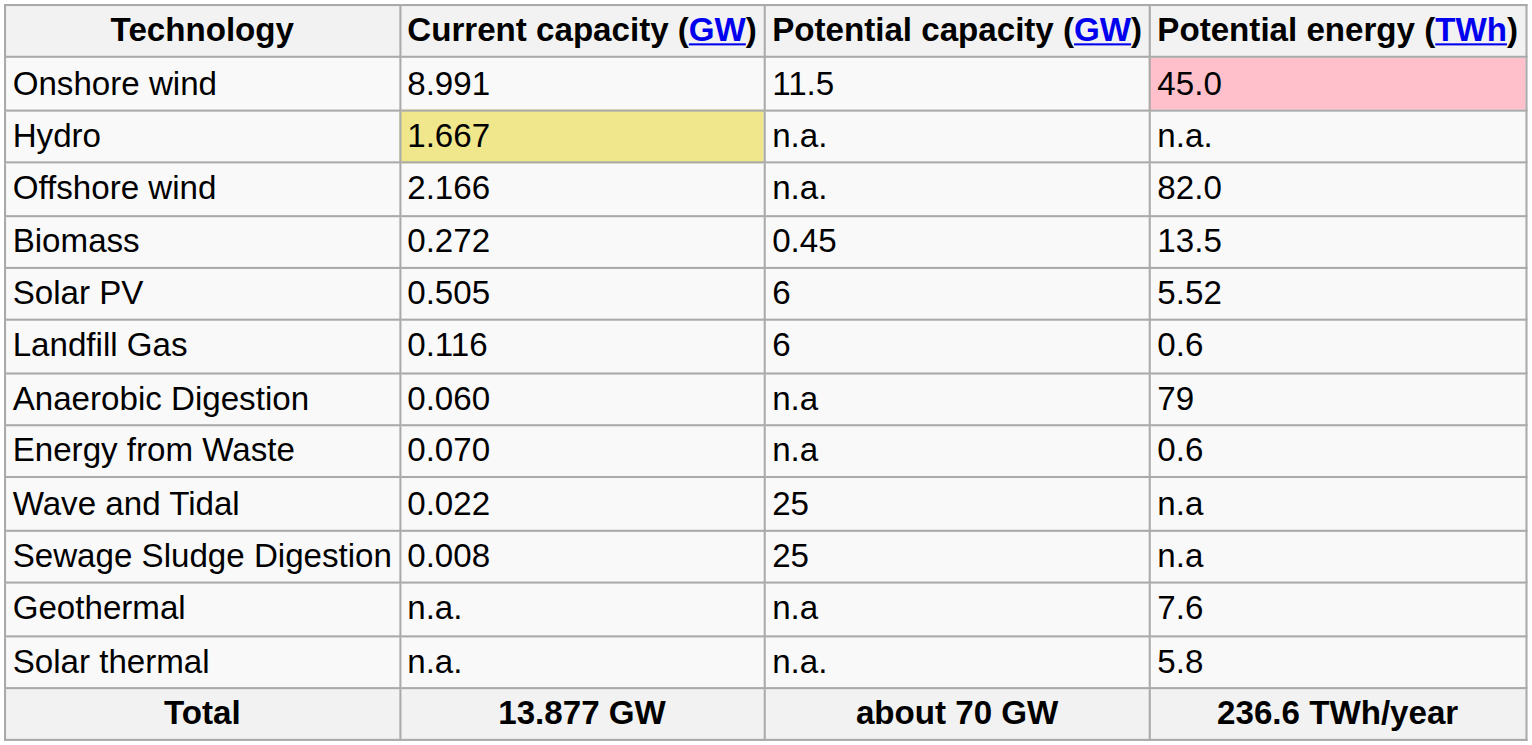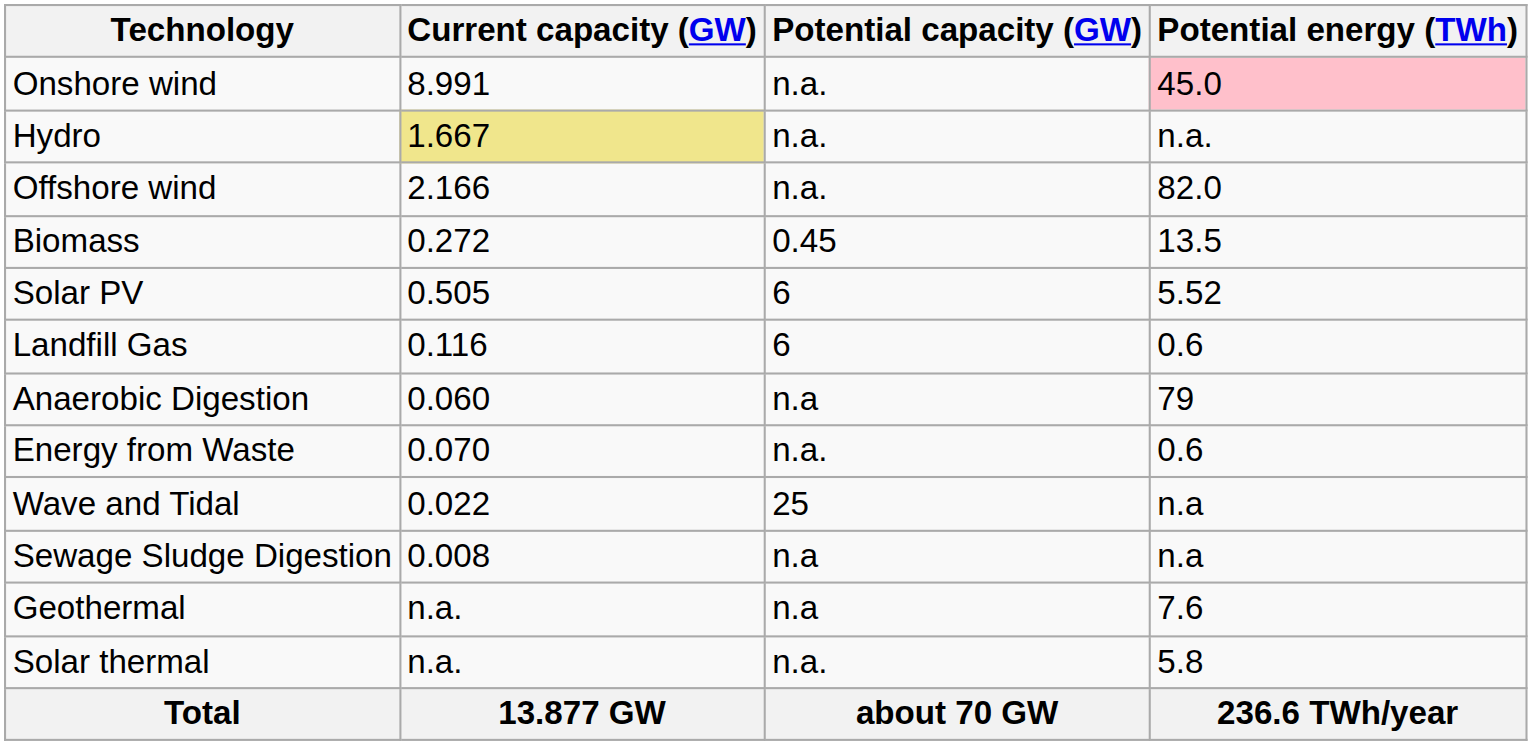(803, 83) 11.5 -> (800, 83) n.a.
(795, 450) n.a -> (800, 450) n.a.
(791, 556) 25 -> (795, 556) n.a
